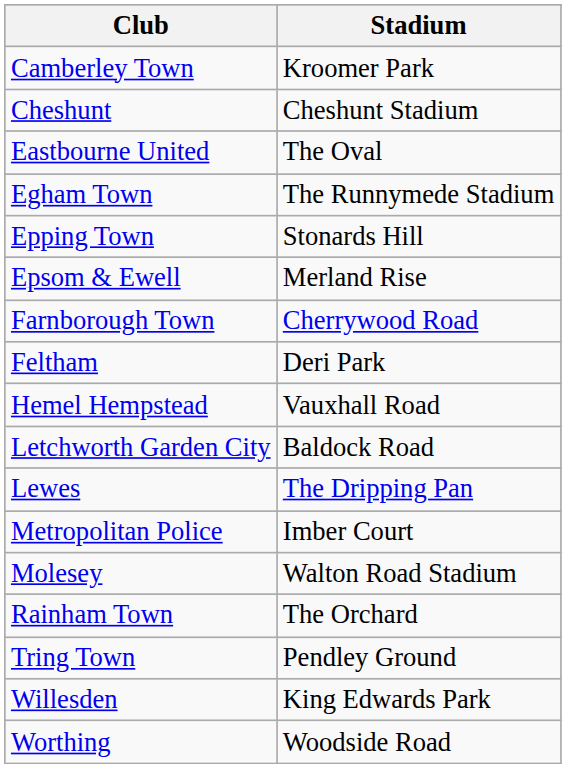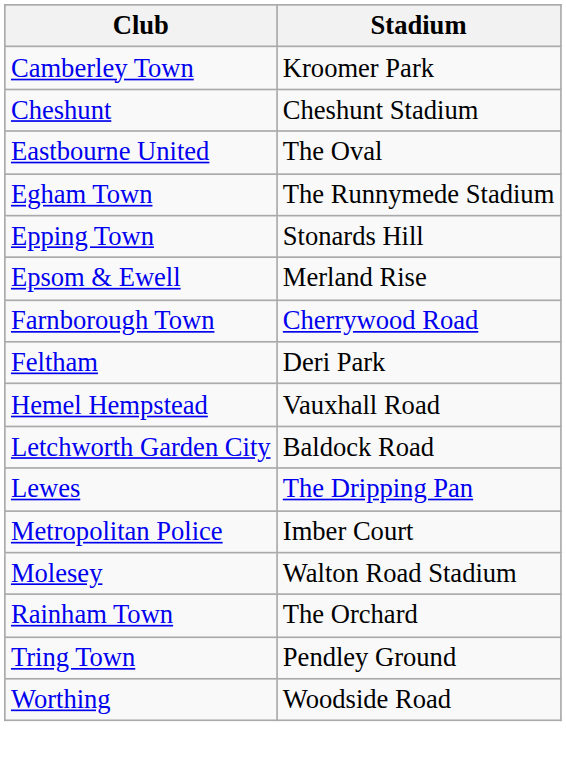- row: (64, 699)
